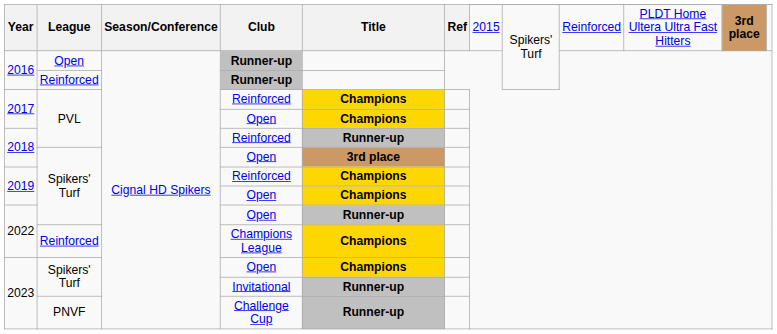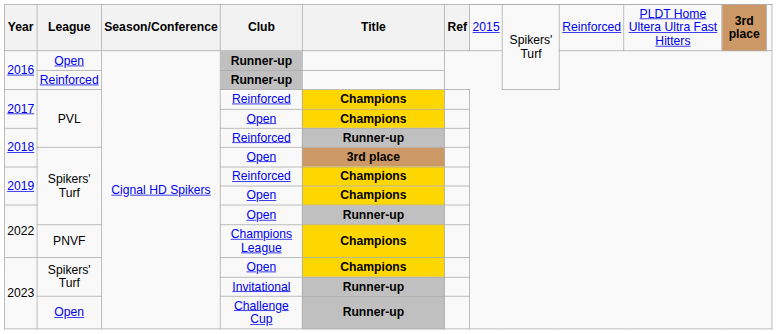(69, 241) Reinforced -> (69, 241) PNVF
(69, 312) PNVF -> (69, 312) Open
